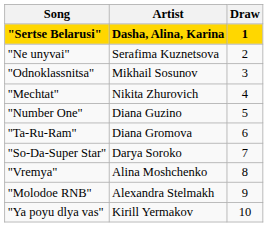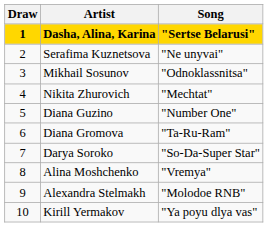columns swapped: (245, 14) <-> (57, 14)
